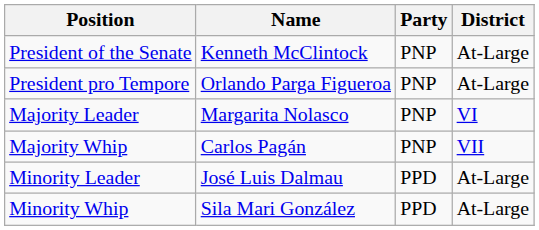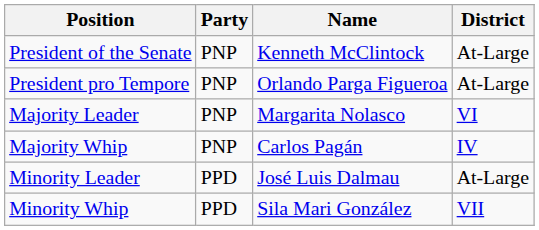columns swapped: (296, 20) <-> (424, 20)
(470, 146) VII -> (467, 146) IV
(493, 209) At-Large -> (470, 209) VII
